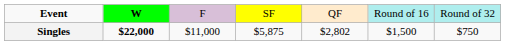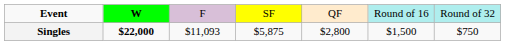(202, 31) $11,000 -> (202, 31) $11,093
(335, 31) $2,802 -> (335, 31) $2,800
